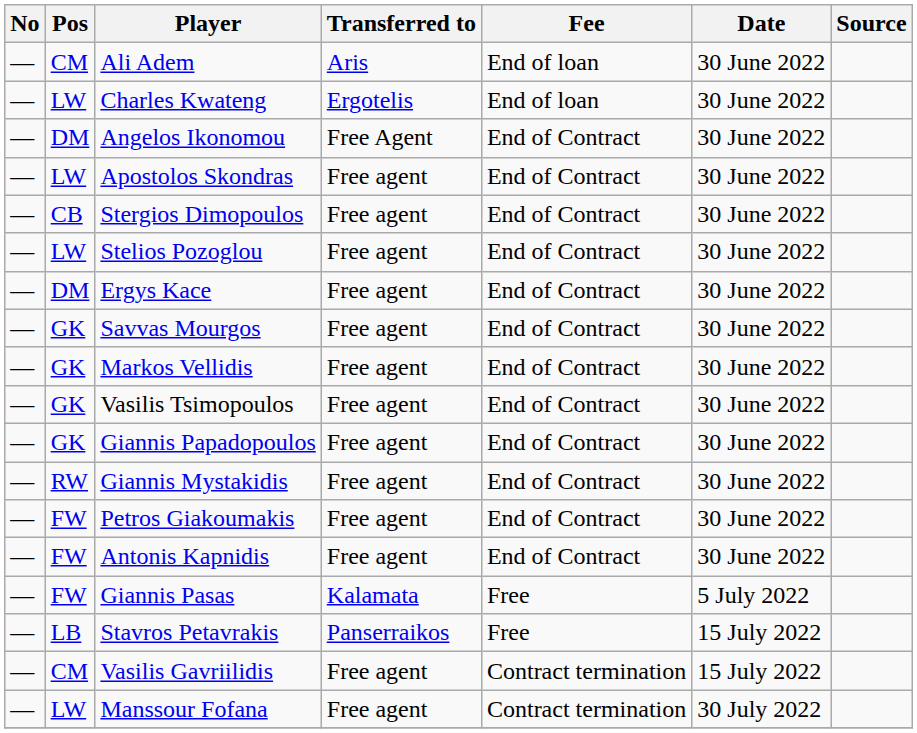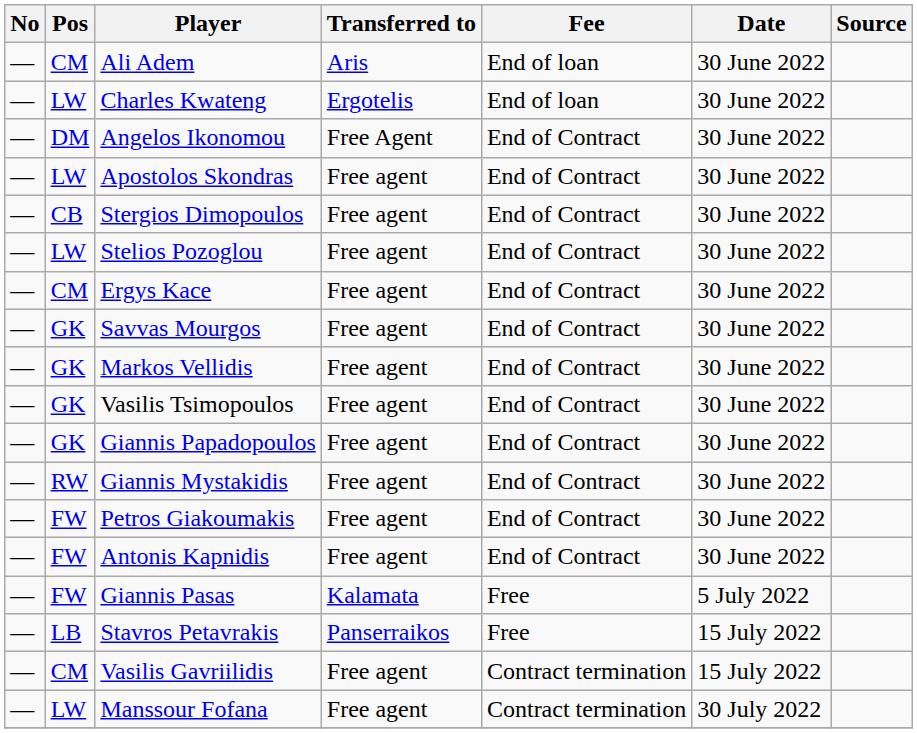(70, 289) DM -> (69, 289) CM
